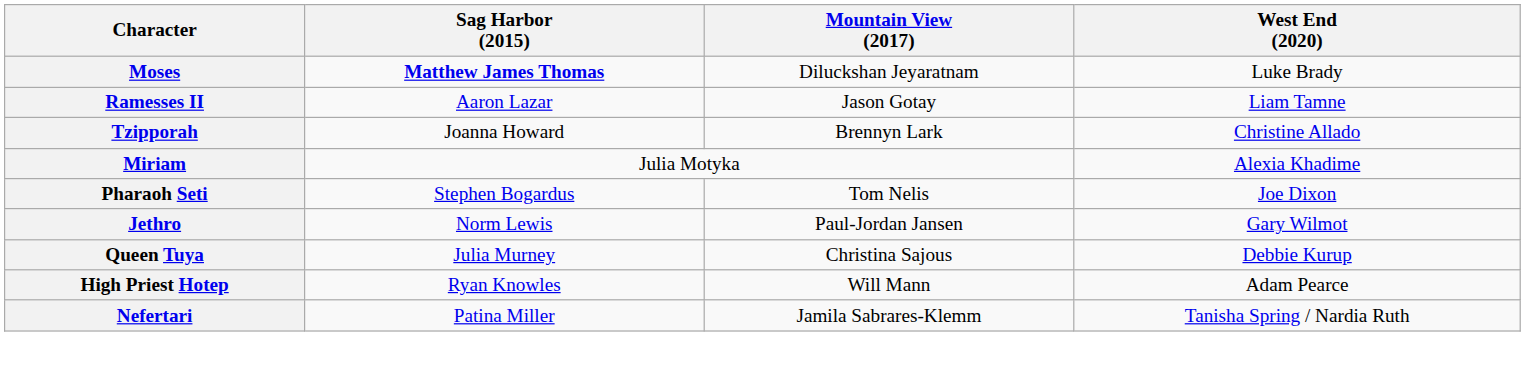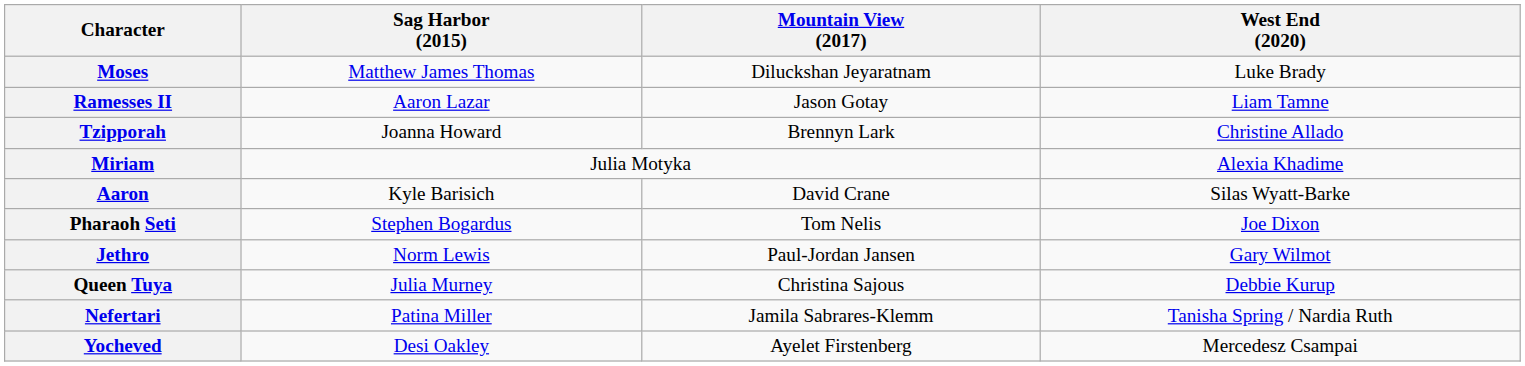(504, 71) bold -> (441, 71) normal
+ row: (123, 193)
- row: (155, 284)
+ row: (123, 345)
